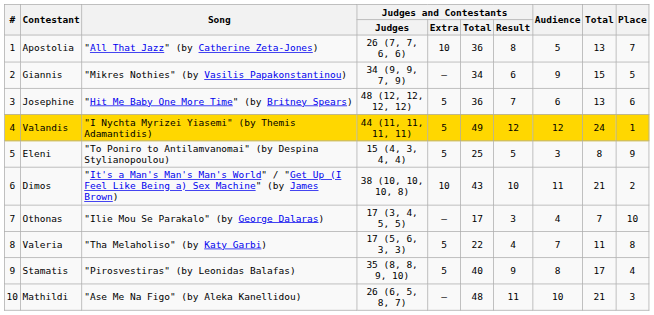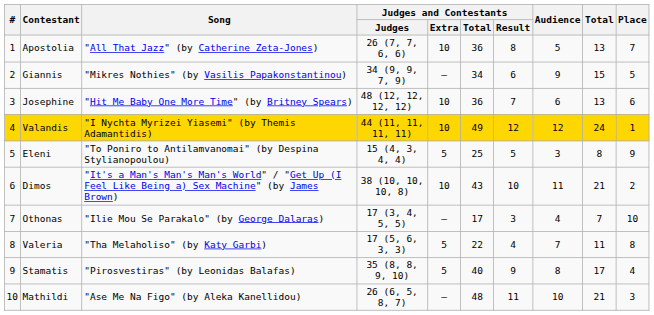(444, 101) 5 -> (444, 101) 10
(444, 128) 5 -> (444, 128) 10
